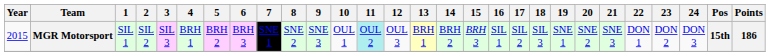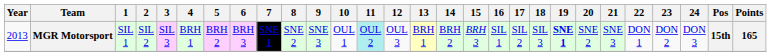(17, 36) 2015 -> (17, 36) 2013
(563, 36) normal -> (563, 36) bold
(749, 36) 186 -> (749, 36) 165
